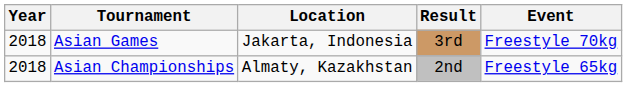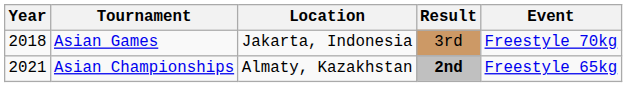(27, 69) 2018 -> (27, 69) 2021
(448, 69) normal -> (448, 69) bold
